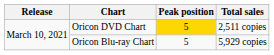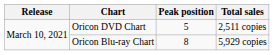(186, 27) gold background -> (186, 27) no background
(186, 42) 5 -> (186, 42) 8
